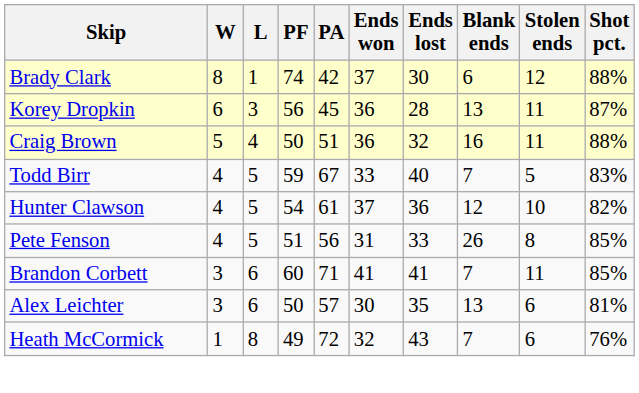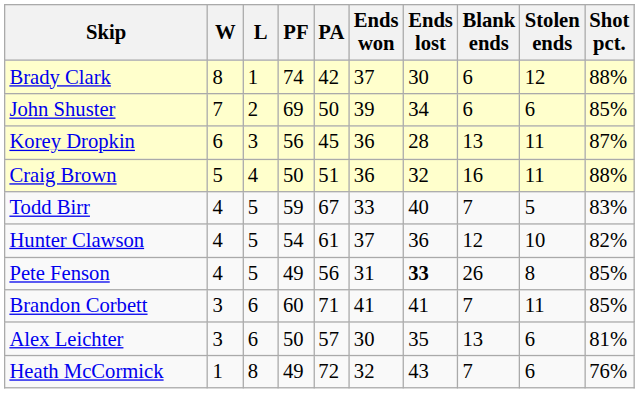+ row: (62, 109)
(293, 240) 51 -> (293, 273) 49
(418, 240) normal -> (418, 273) bold
